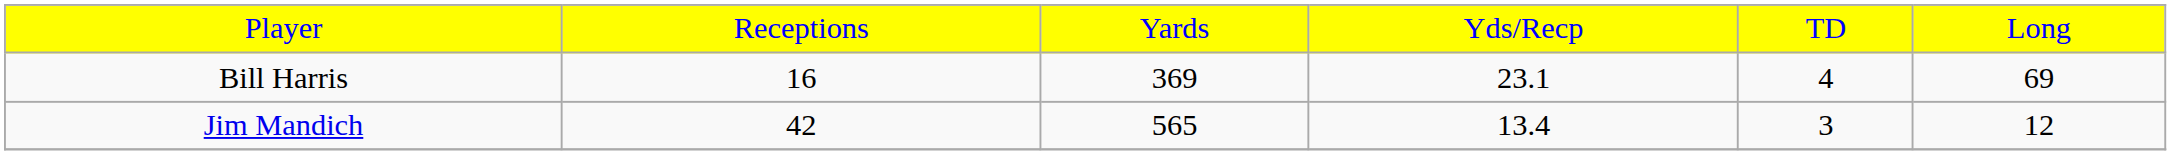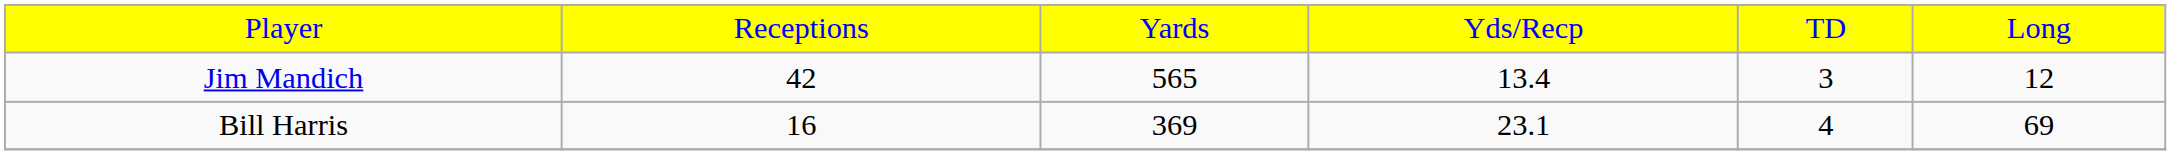rows swapped: (284, 125) <-> (284, 76)
